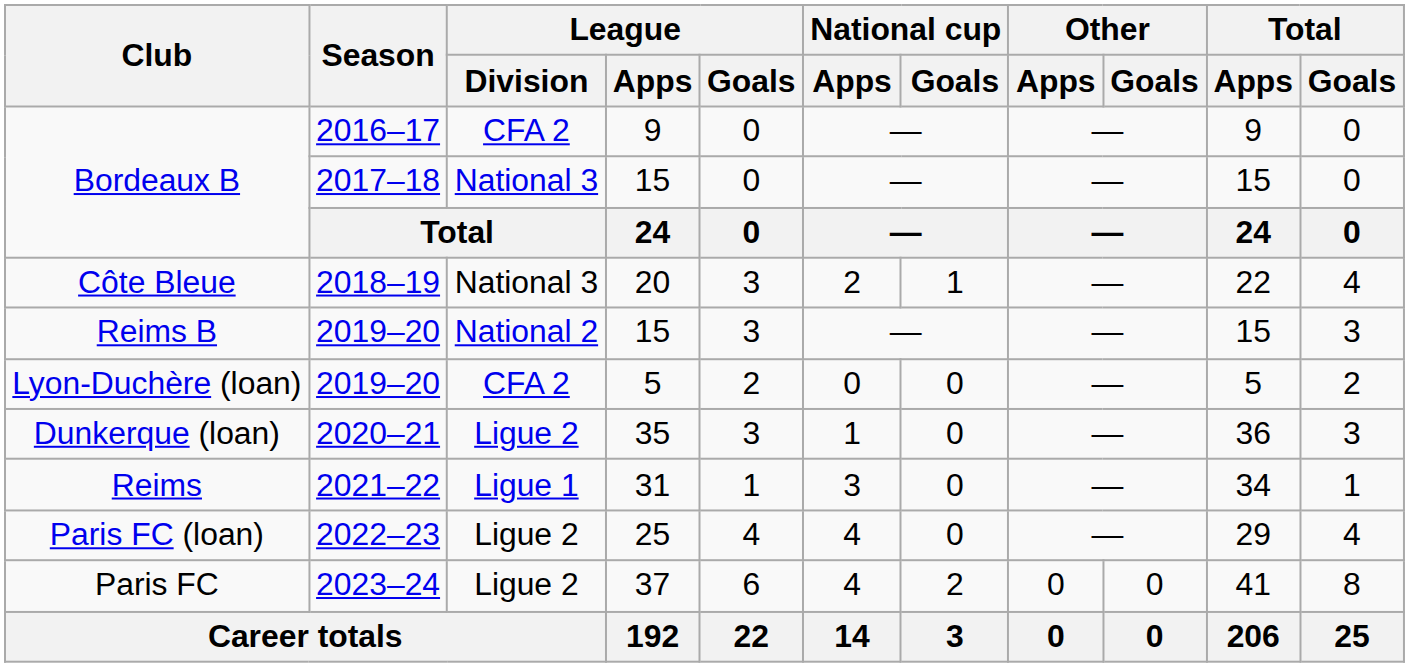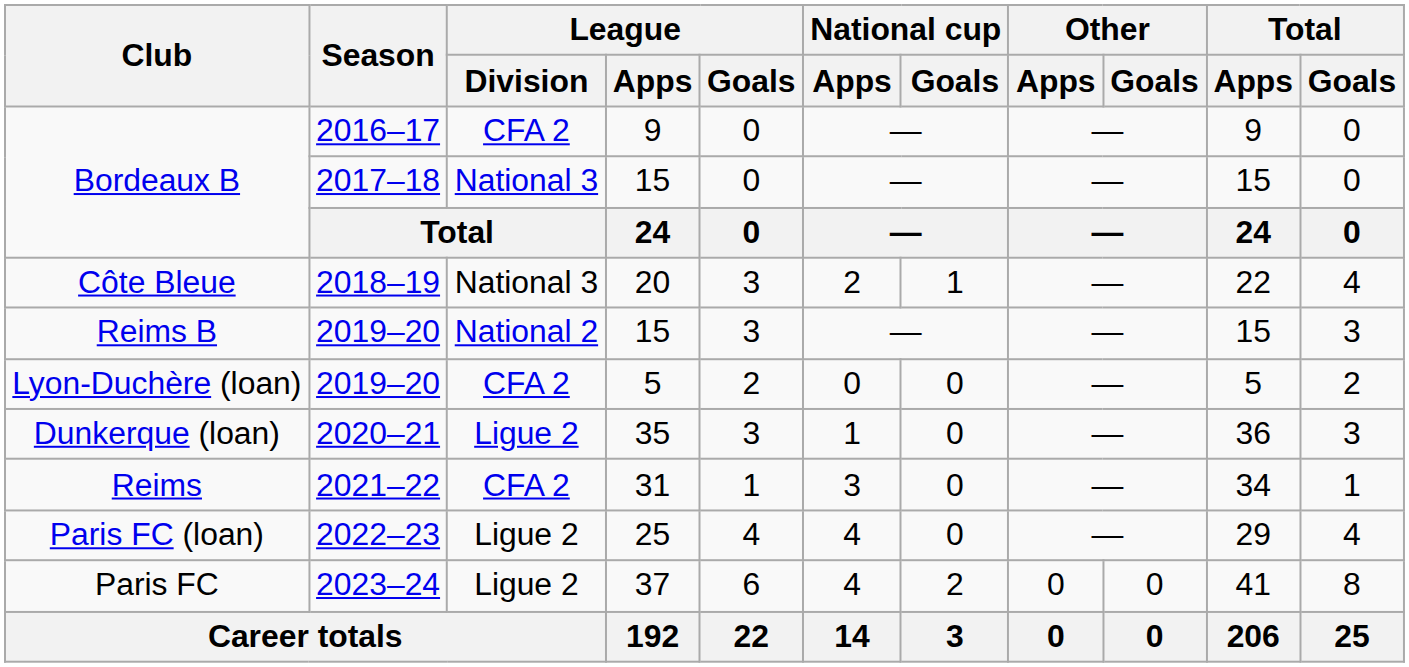(526, 484) Ligue 1 -> (526, 484) CFA 2
